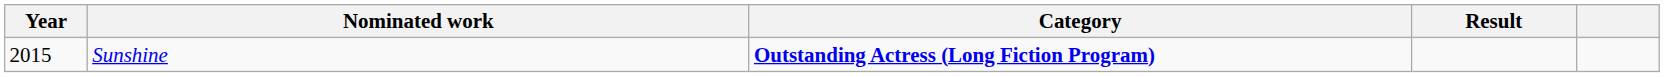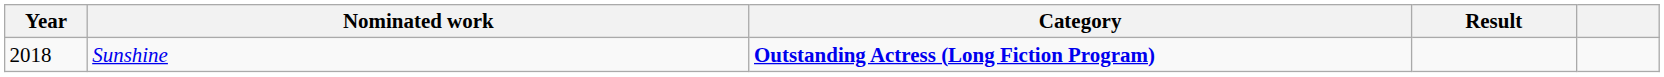(30, 54) 2015 -> (30, 54) 2018
